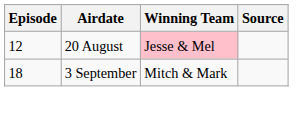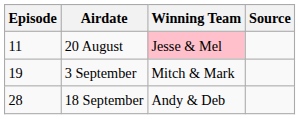(16, 46) 12 -> (15, 46) 11
(16, 73) 18 -> (16, 73) 19
+ row: (104, 100)
